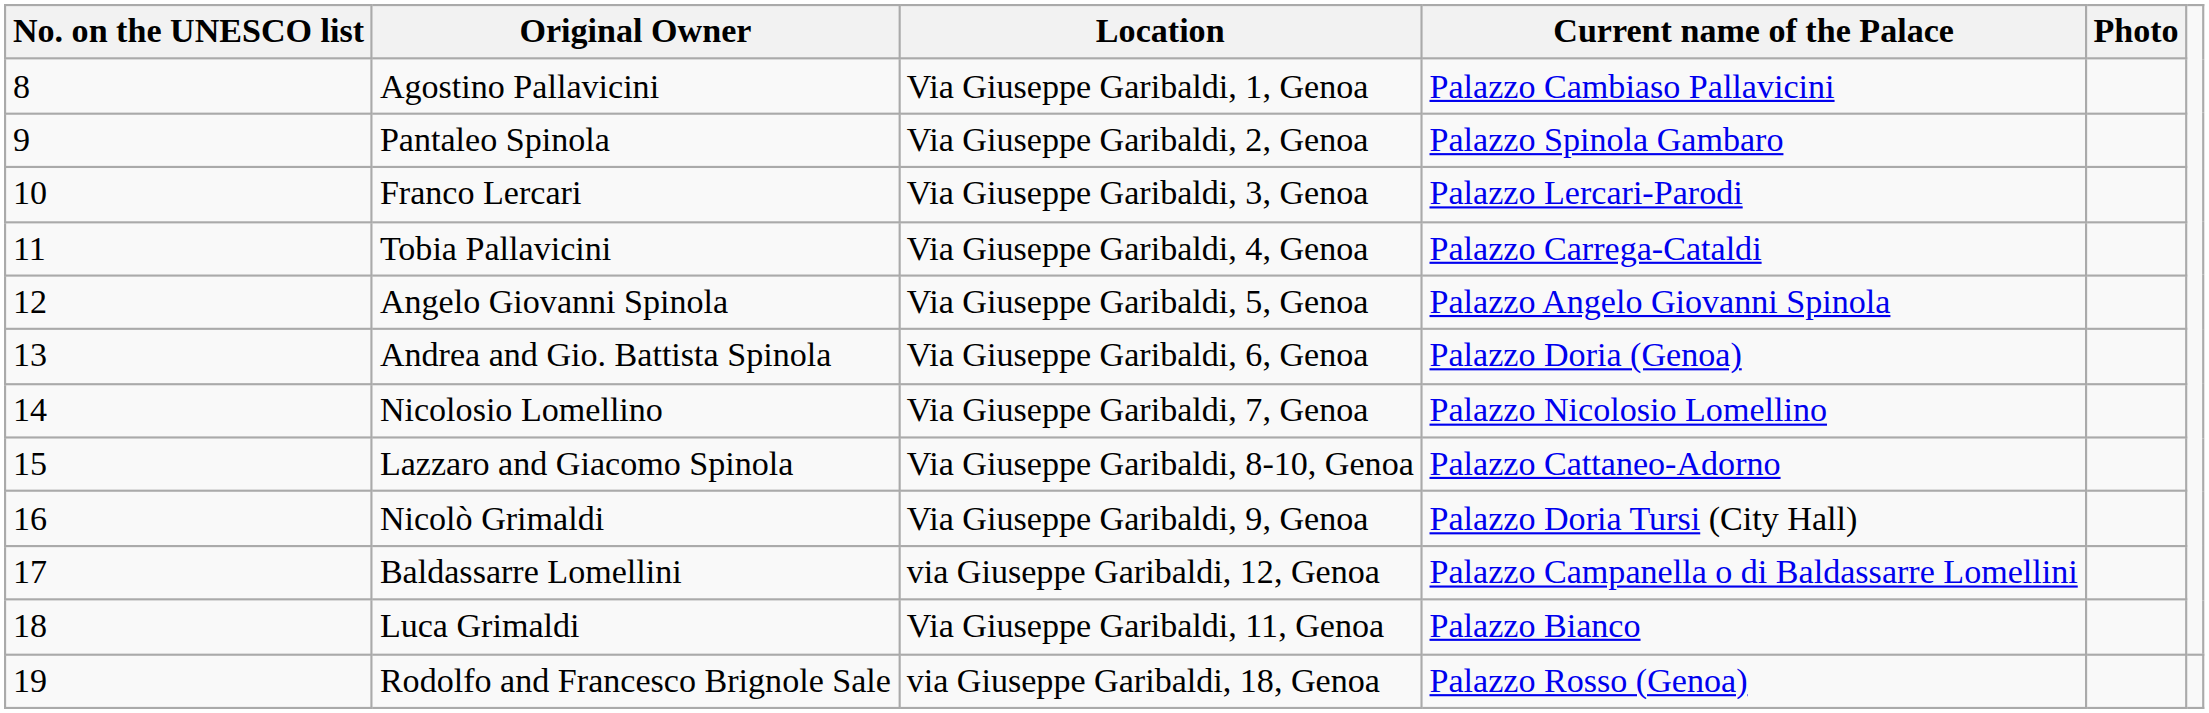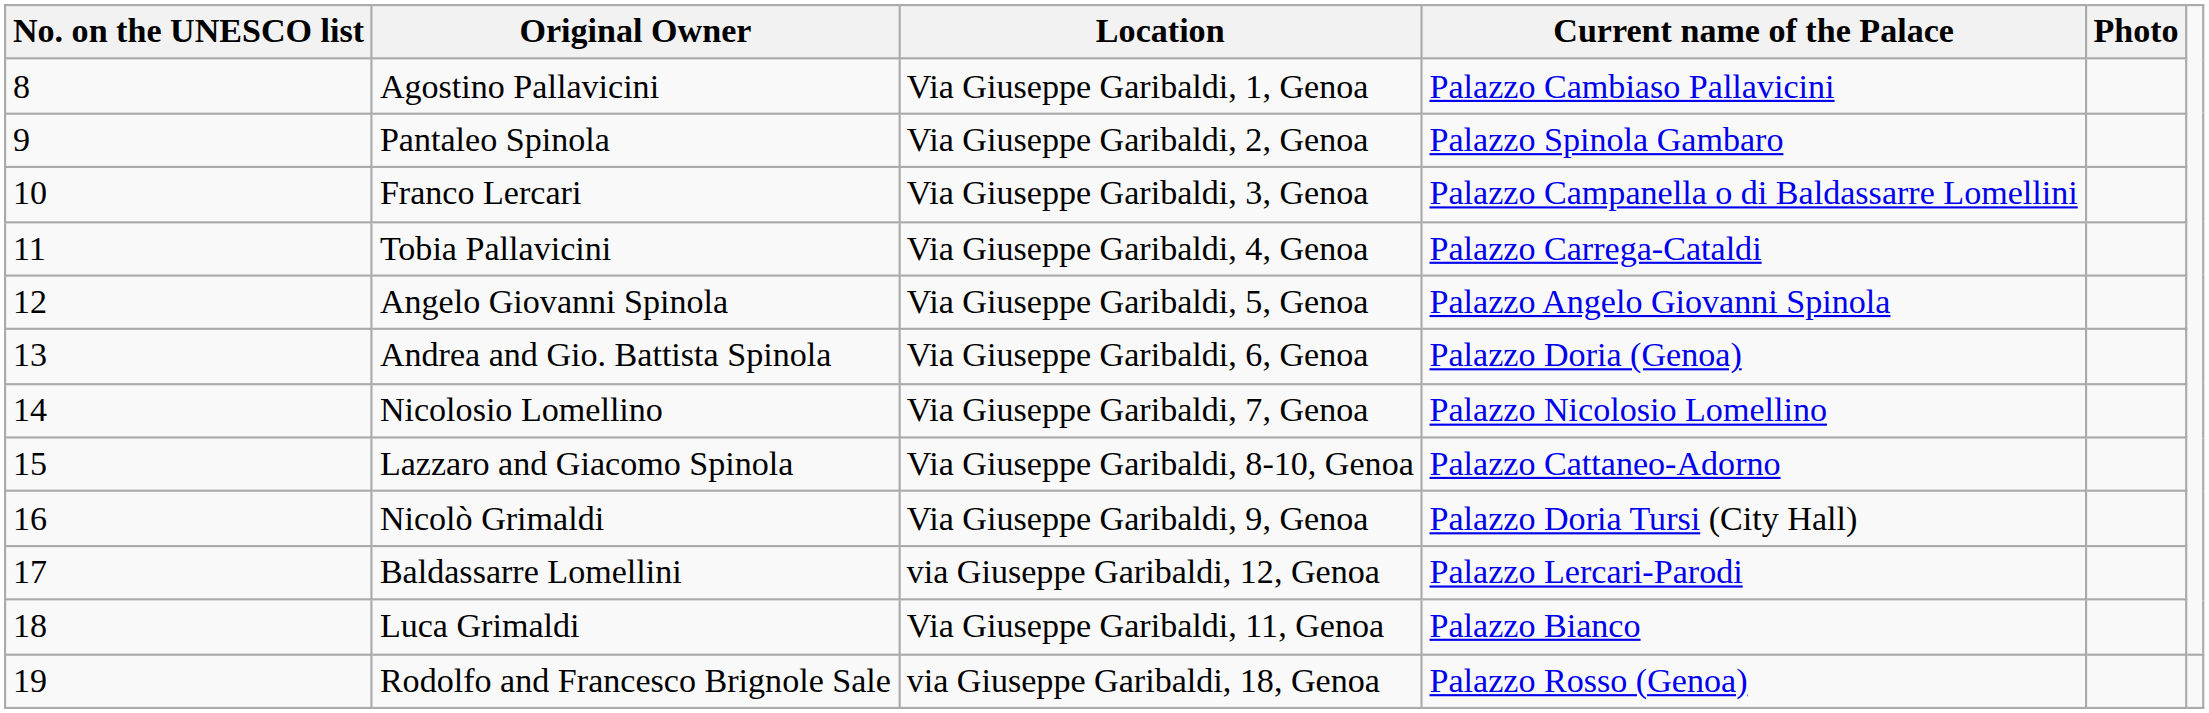(1586, 193) Palazzo Lercari-Parodi -> (1754, 193) Palazzo Campanella o di Baldassarre Lomellini
(1754, 572) Palazzo Campanella o di Baldassarre Lomellini -> (1586, 572) Palazzo Lercari-Parodi
